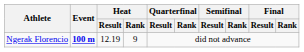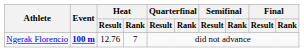(110, 40) 12.19 -> (110, 40) 12.76
(135, 40) 9 -> (135, 40) 7
